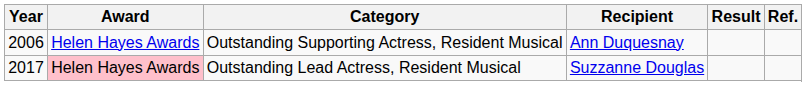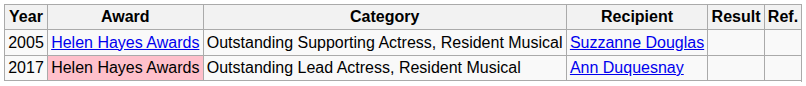(26, 42) 2006 -> (26, 42) 2005
(627, 42) Ann Duquesnay -> (637, 42) Suzzanne Douglas
(637, 67) Suzzanne Douglas -> (627, 67) Ann Duquesnay
